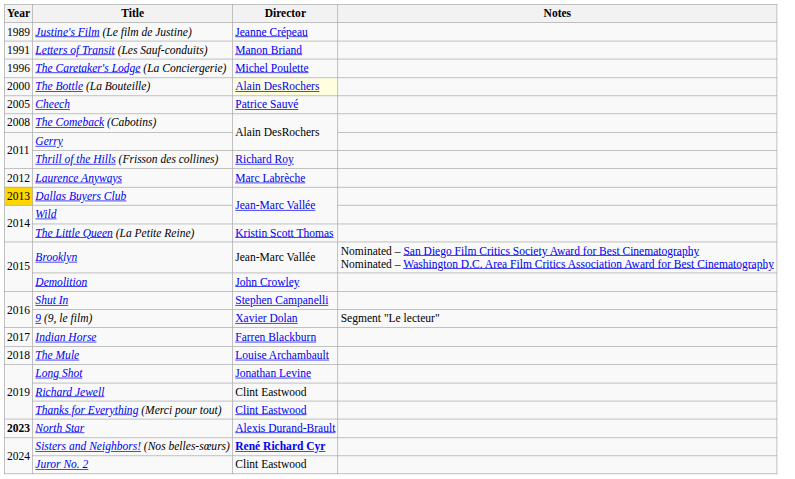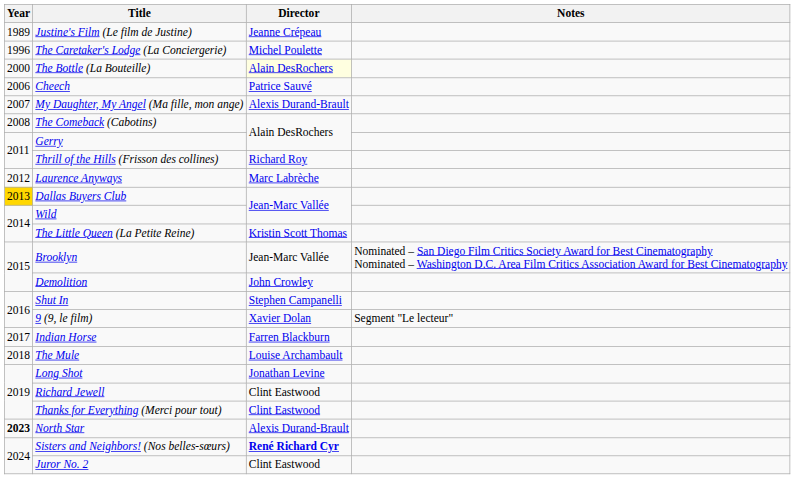- row: (121, 50)
(19, 104) 2005 -> (19, 86) 2006
+ row: (139, 104)
